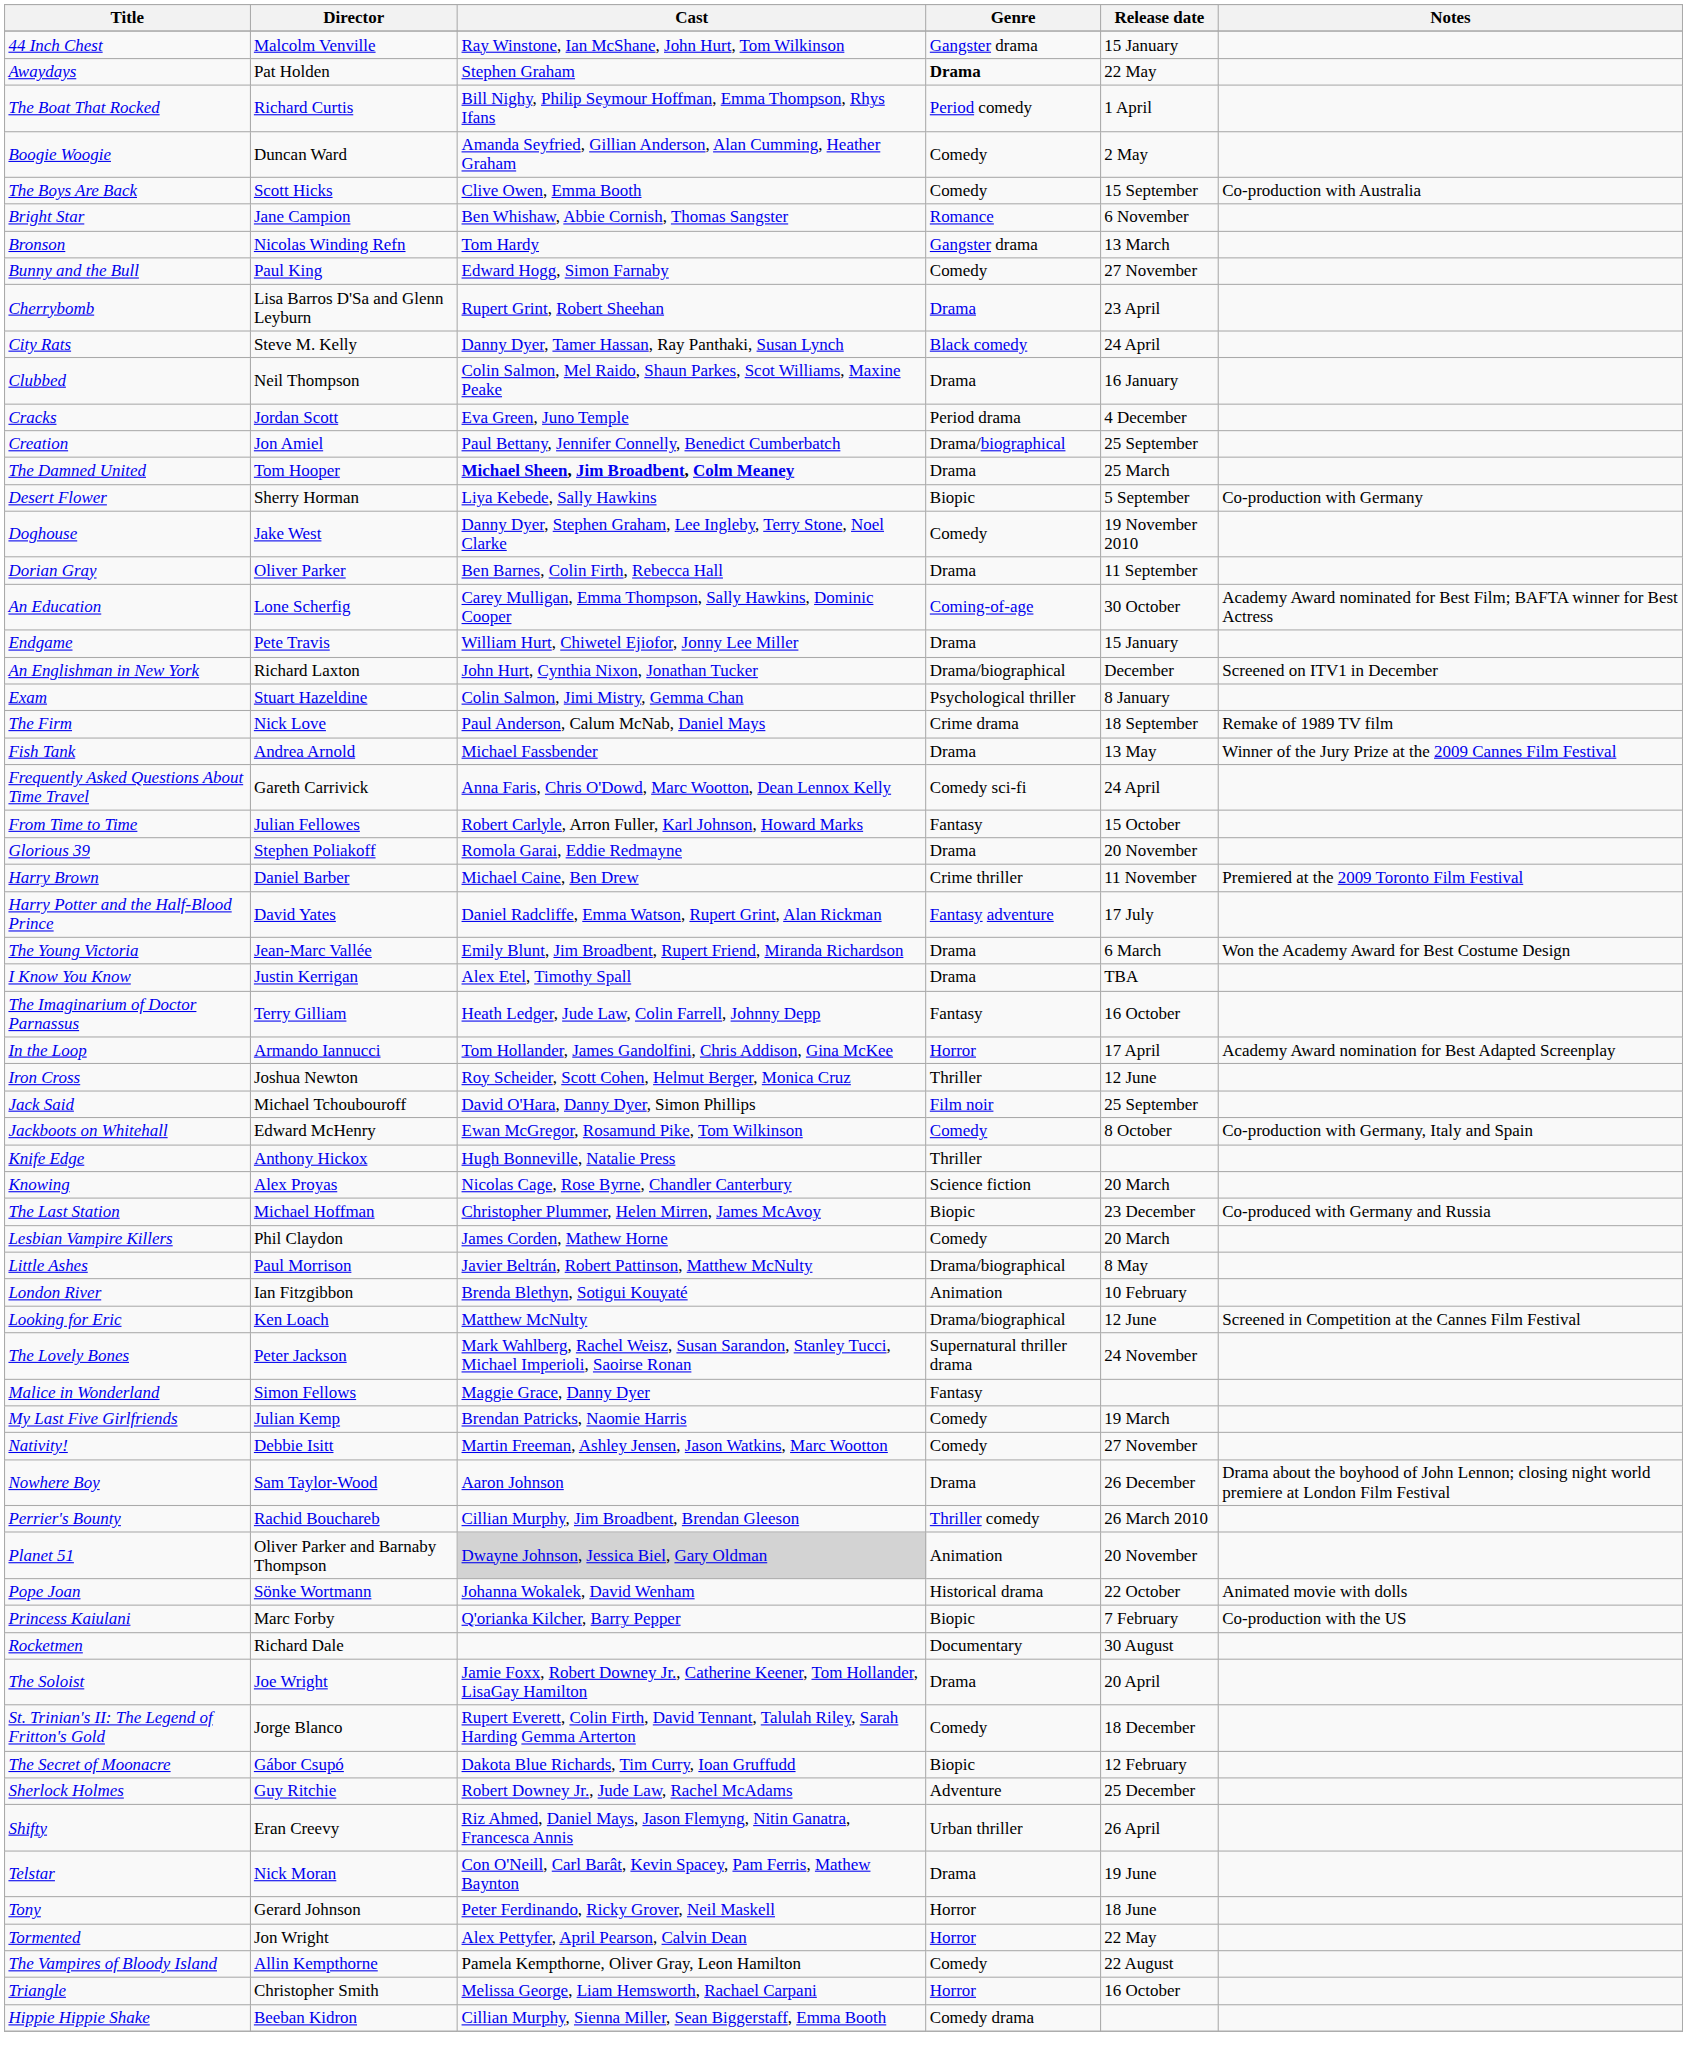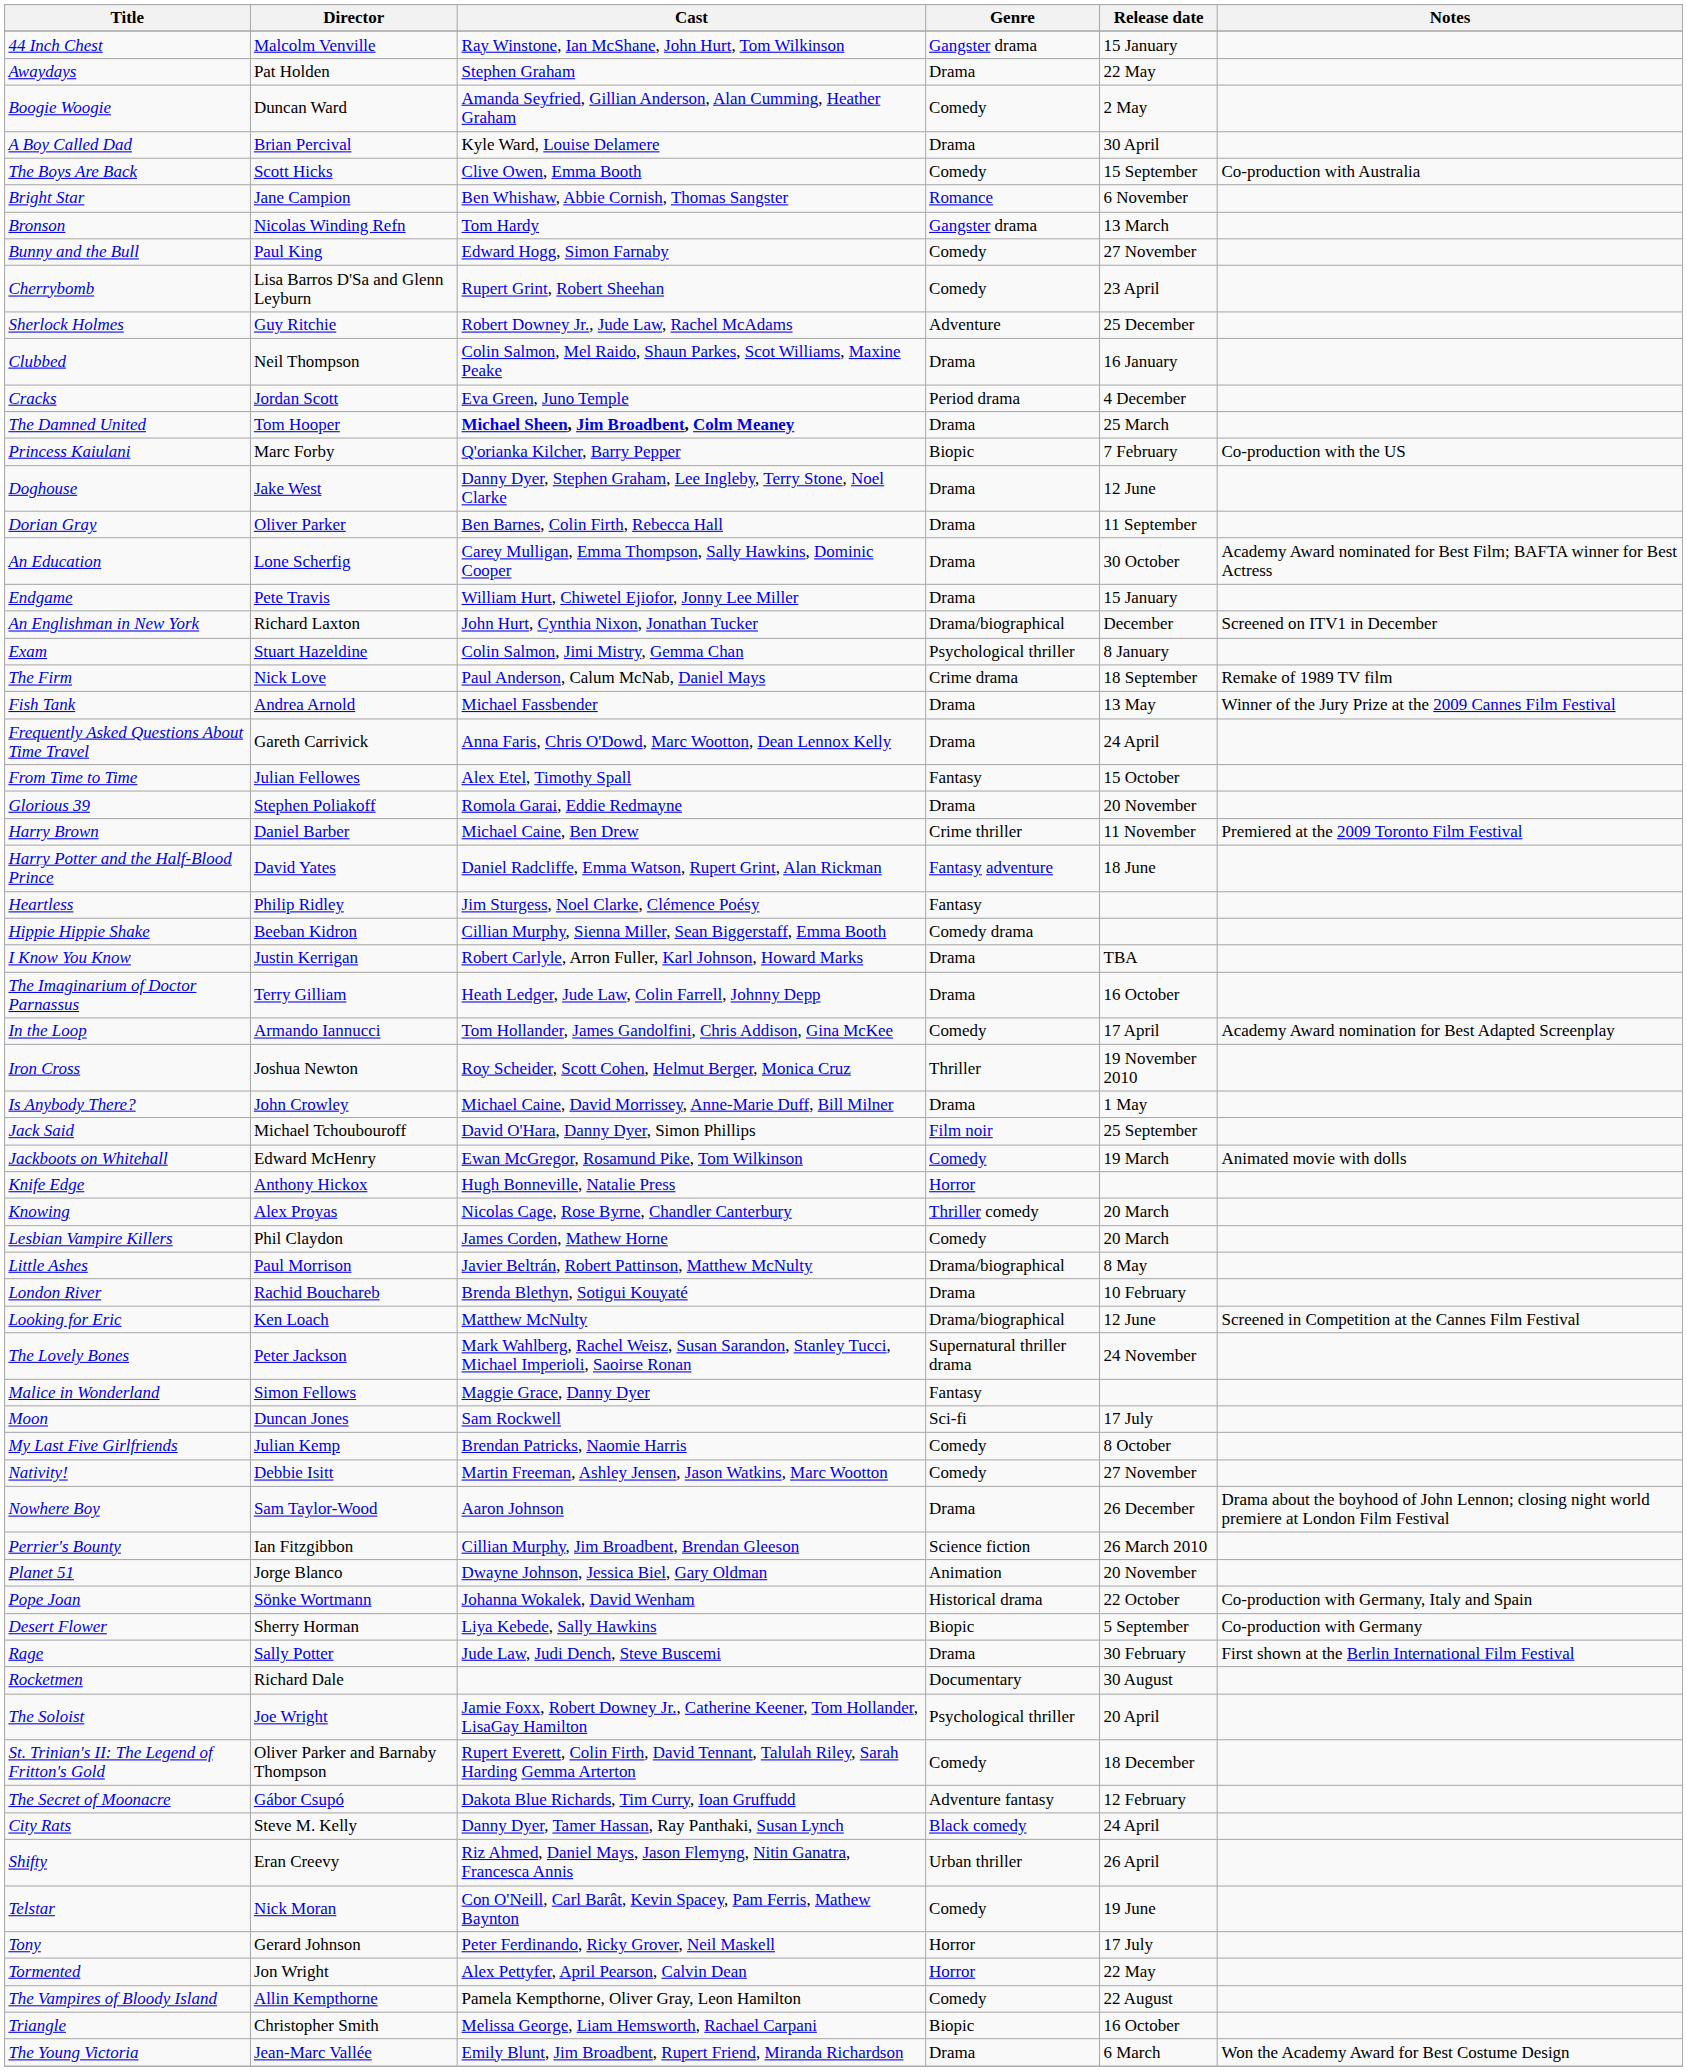(955, 71) bold -> (952, 71) normal
- row: (84, 108)
+ row: (70, 144)
(953, 307) Drama -> (958, 288) Comedy
rows swapped: (40, 344) <-> (66, 1791)
- row: (38, 443)
rows swapped: (58, 497) <-> (69, 1618)
(959, 534) Comedy -> (952, 488) Drama
(1151, 534) 19 November 2010 -> (1130, 488) 12 June
(982, 607) Coming-of-age -> (952, 561) Drama
(978, 787) Comedy sci-fi -> (952, 741) Drama
(662, 823) Robert Carlyle, Arron Fuller, Karl Johnson, Howard Marks -> (546, 777) Alex Etel, Timothy Spall
(1129, 914) 17 July -> (1130, 868) 18 June
+ row: (41, 904)
rows swapped: (79, 2017) <-> (73, 950)
(546, 977) Alex Etel, Timothy Spall -> (662, 958) Robert Carlyle, Arron Fuller, Karl Johnson, Howard Marks
(956, 1013) Fantasy -> (952, 994) Drama
(953, 1050) Horror -> (958, 1031) Comedy
(1130, 1077) 12 June -> (1150, 1067) 19 November 2010
+ row: (72, 1104)
(1138, 1131) 8 October -> (1136, 1157) 19 March
(1378, 1131) Co-production with Germany, Italy and Spain -> (1314, 1157) Animated movie with dolls
(956, 1157) Thriller -> (952, 1184) Horror
(980, 1184) Science fiction -> (984, 1211) Thriller comedy
- row: (64, 1211)
(304, 1292) Ian Fitzgibbon -> (317, 1292) Rachid Bouchareb
(966, 1292) Animation -> (952, 1292) Drama
+ row: (28, 1419)
(1137, 1419) 19 March -> (1137, 1446) 8 October
(317, 1518) Rachid Bouchareb -> (304, 1545) Ian Fitzgibbon
(985, 1518) Thriller comedy -> (980, 1545) Science fiction
(345, 1555) Oliver Parker and Barnaby Thompson -> (298, 1572) Jorge Blanco
(614, 1555) lightgrey background -> (614, 1572) no background
(1315, 1591) Animated movie with dolls -> (1377, 1599) Co-production with Germany, Italy and Spain
+ row: (26, 1653)
(953, 1682) Drama -> (1002, 1716) Psychological thriller
(298, 1727) Jorge Blanco -> (345, 1762) Oliver Parker and Barnaby Thompson
(952, 1764) Biopic -> (991, 1799) Adventure fantasy
(953, 1873) Drama -> (958, 1908) Comedy
(1130, 1910) 18 June -> (1128, 1944) 17 July
(953, 1990) Horror -> (952, 2025) Biopic
